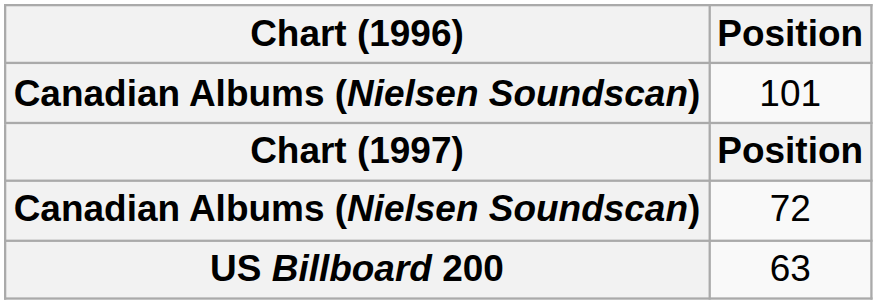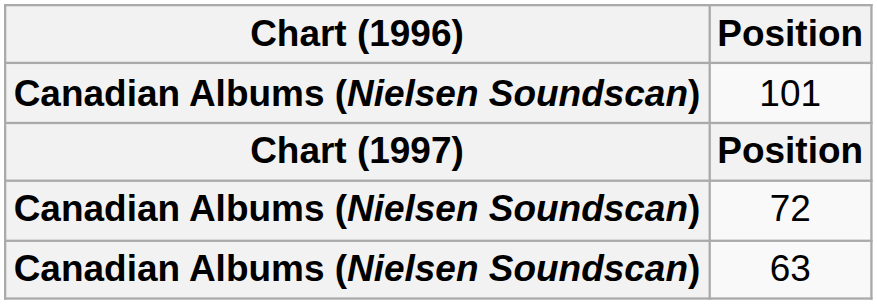(357, 268) US Billboard 200 -> (357, 268) Canadian Albums (Nielsen Soundscan)
